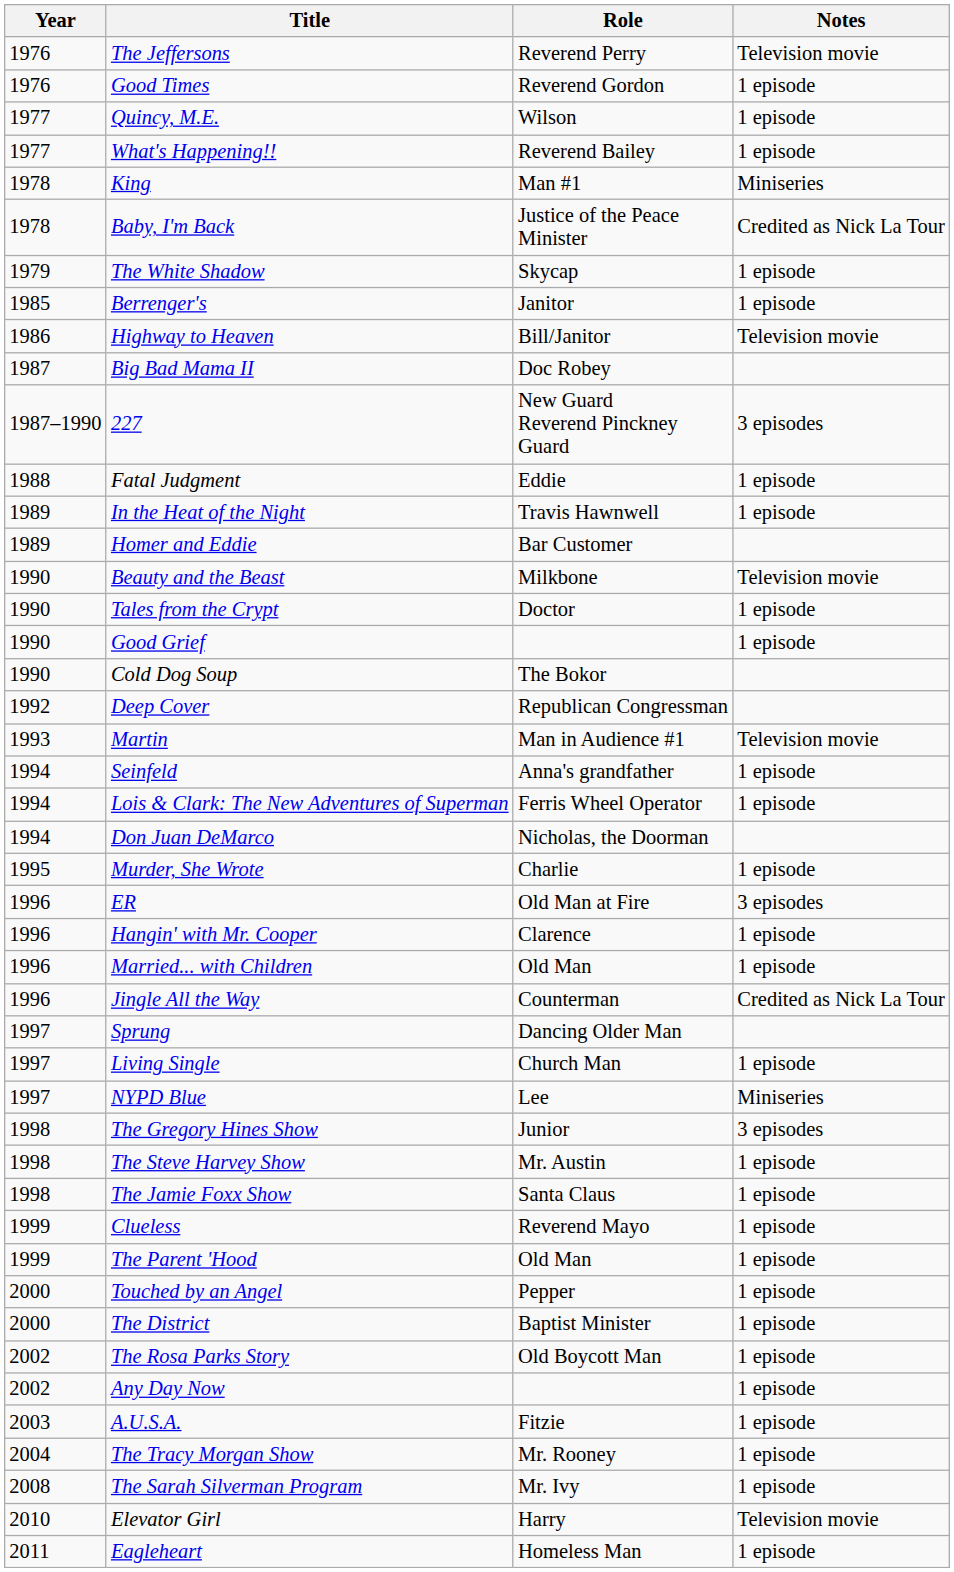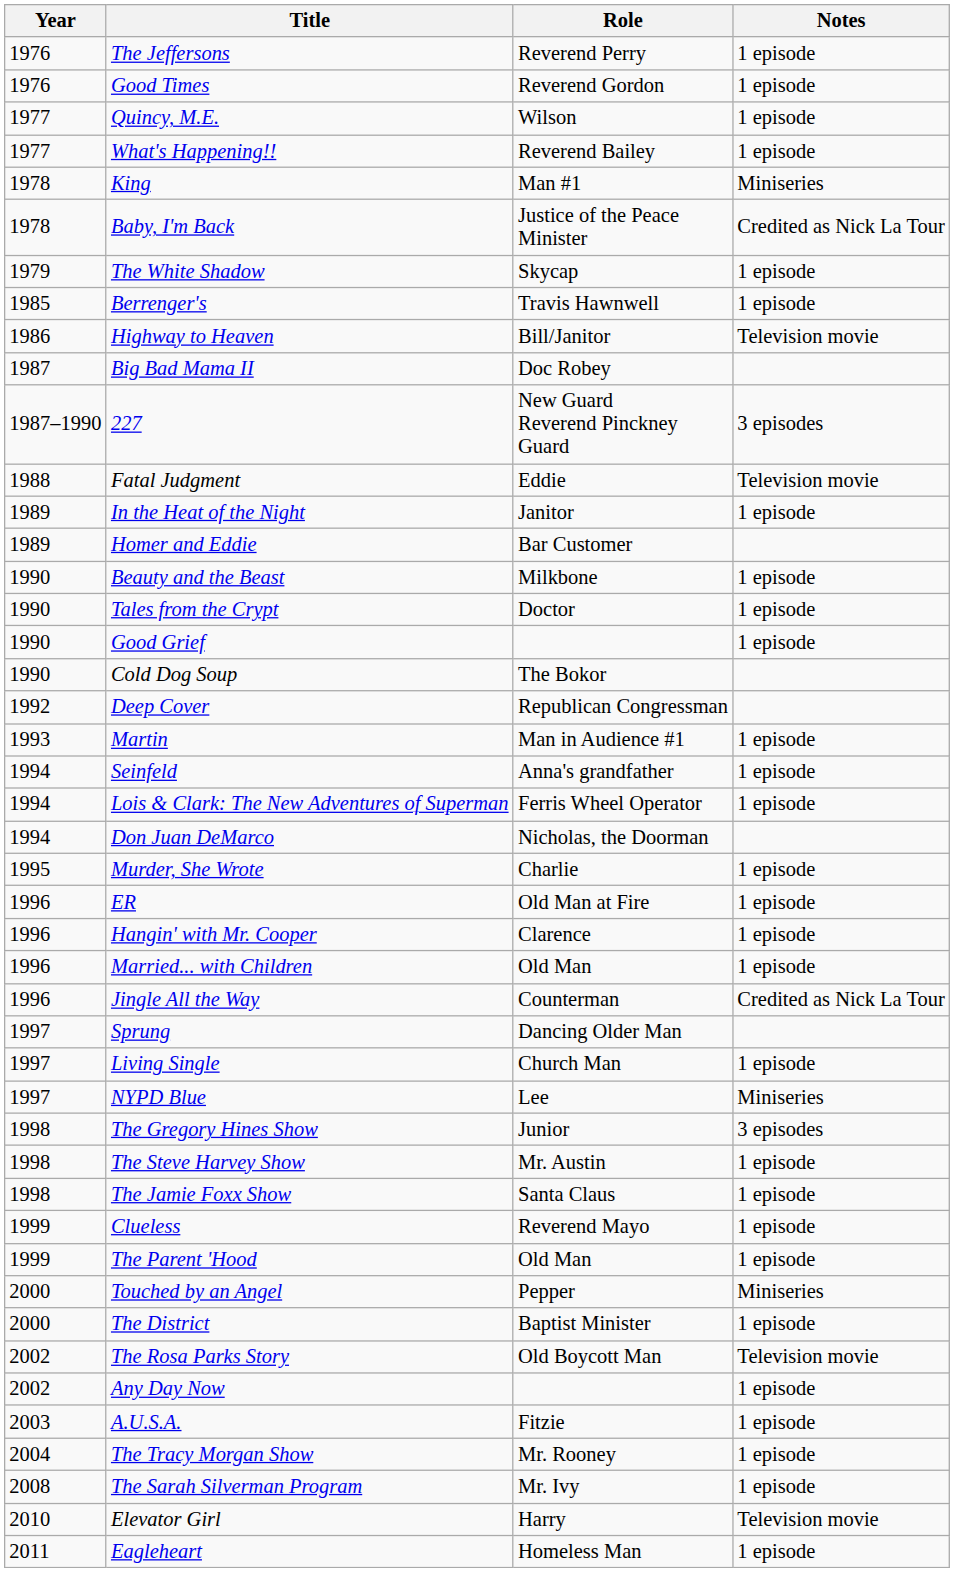(808, 53) Television movie -> (776, 53) 1 episode
(546, 303) Janitor -> (588, 303) Travis Hawnwell
(776, 479) 1 episode -> (808, 479) Television movie
(588, 512) Travis Hawnwell -> (546, 512) Janitor
(808, 577) Television movie -> (776, 577) 1 episode
(808, 739) Television movie -> (776, 739) 1 episode
(780, 901) 3 episodes -> (776, 901) 1 episode
(776, 1291) 1 episode -> (781, 1291) Miniseries
(776, 1356) 1 episode -> (808, 1356) Television movie
